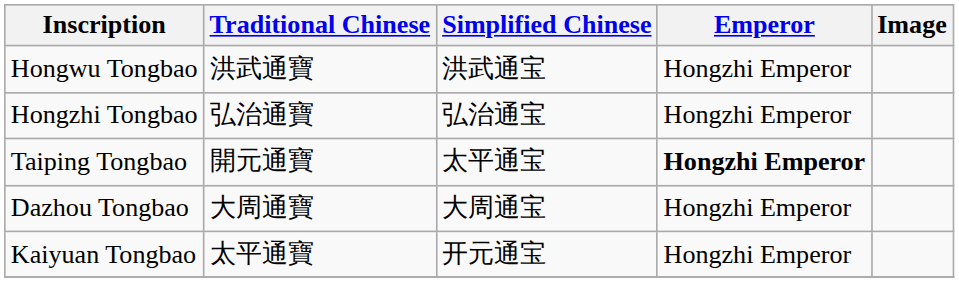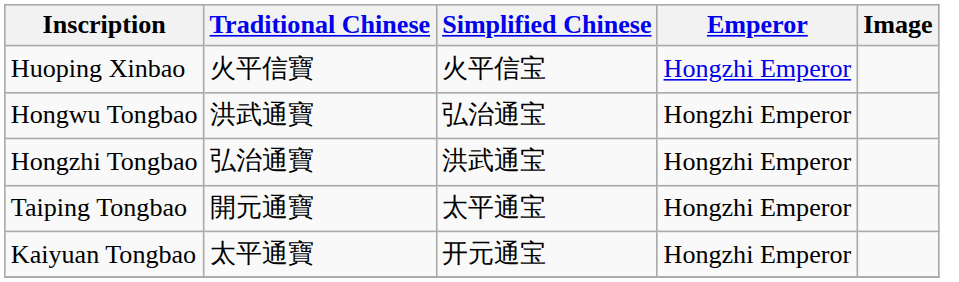+ row: (98, 68)
(494, 68) 洪武通宝 -> (494, 114) 弘治通宝
(494, 114) 弘治通宝 -> (494, 160) 洪武通宝
(764, 161) bold -> (757, 207) normal
- row: (100, 207)
